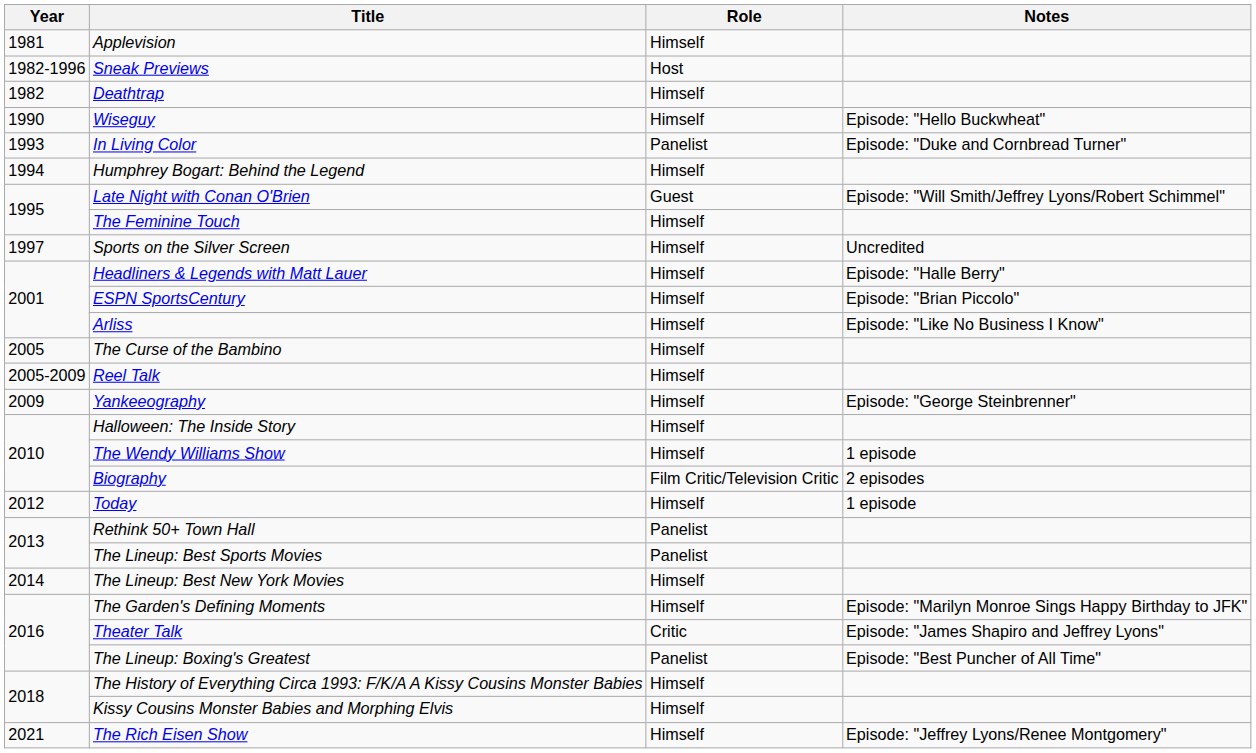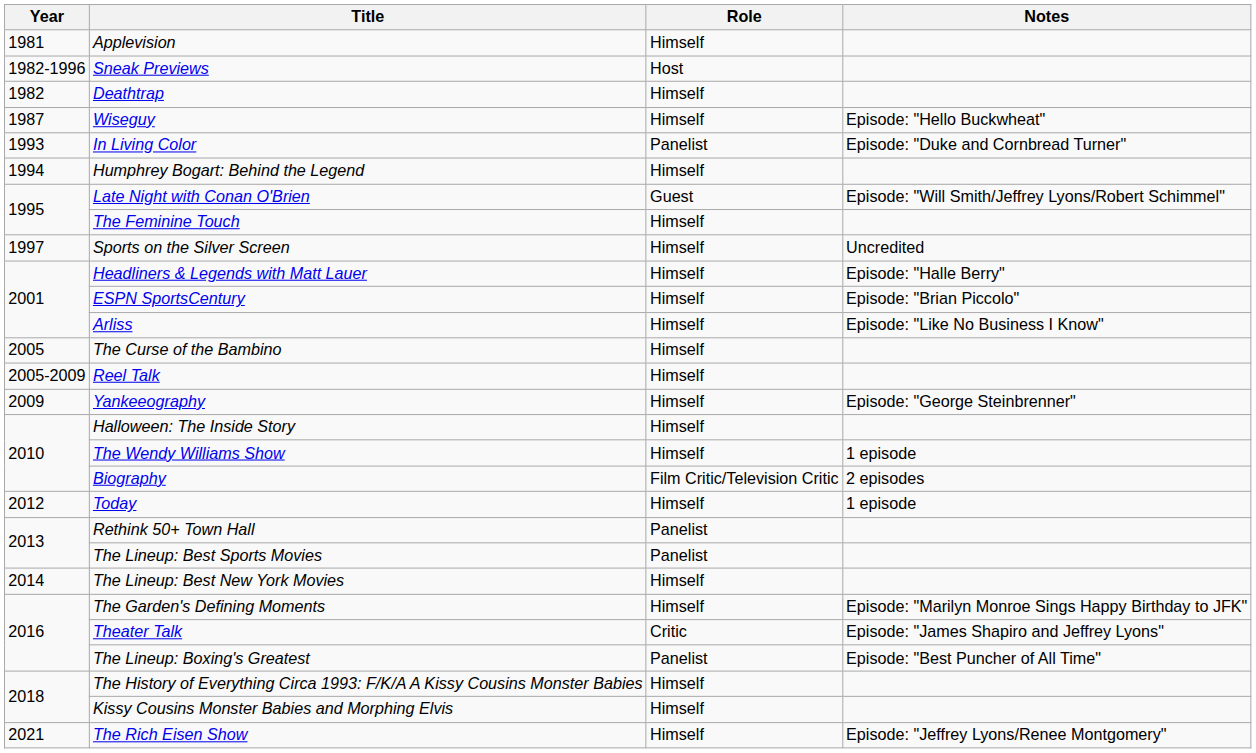(26, 119) 1990 -> (26, 119) 1987
